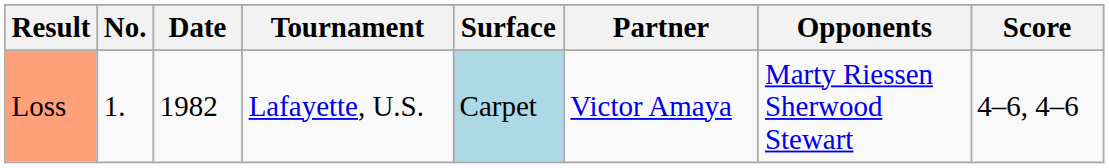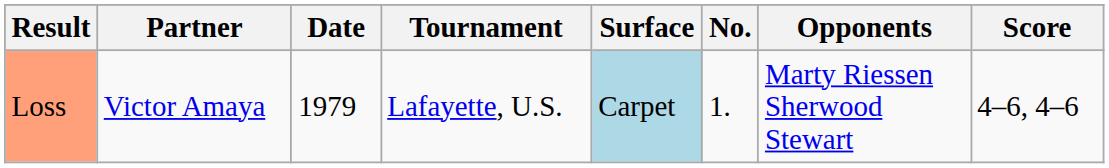columns swapped: (125, 27) <-> (661, 27)
(189, 105) 1982 -> (327, 105) 1979
